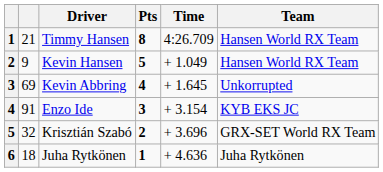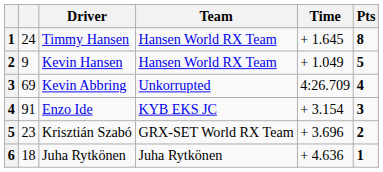columns swapped: (298, 16) <-> (148, 16)
(28, 39) 21 -> (28, 39) 24
(189, 39) 4:26.709 -> (322, 39) + 1.645
(186, 86) + 1.645 -> (325, 86) 4:26.709
(28, 132) 32 -> (28, 132) 23
